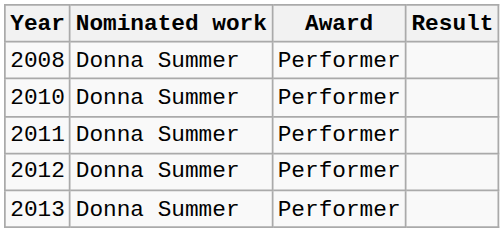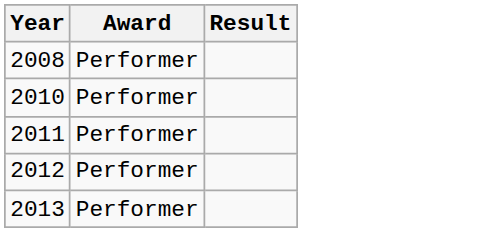- column: (171, 23)
